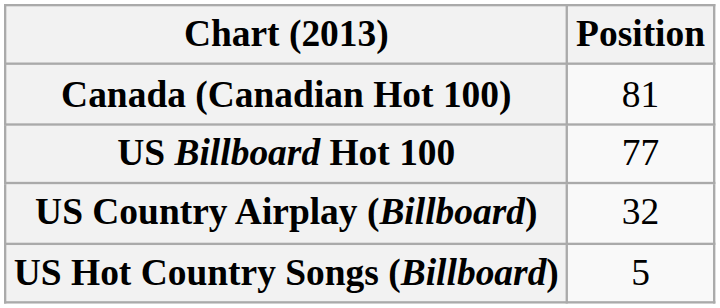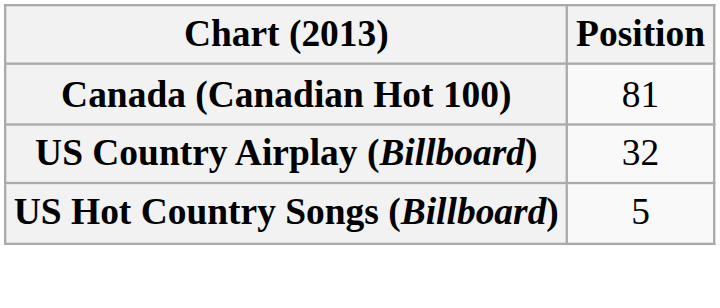- row: (286, 152)
